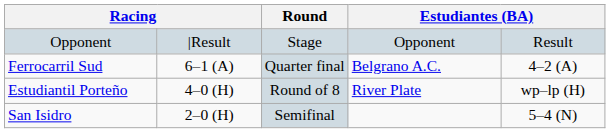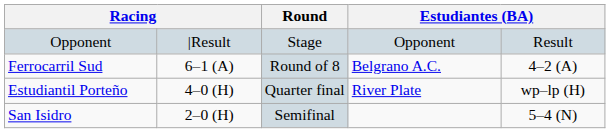(305, 66) Quarter final -> (305, 66) Round of 8
(305, 90) Round of 8 -> (305, 90) Quarter final
